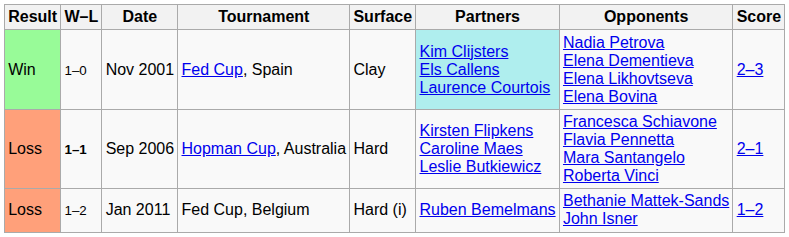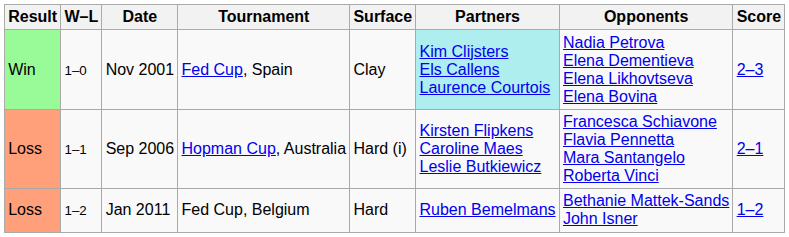(76, 148) bold -> (76, 149) normal
(371, 148) Hard -> (380, 148) Hard (i)
(380, 210) Hard (i) -> (371, 210) Hard
